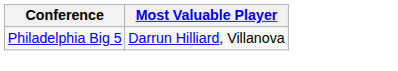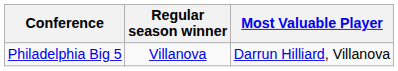+ column: (178, 23)
